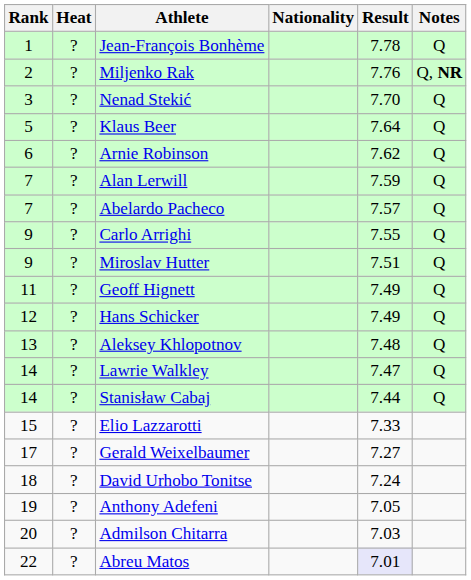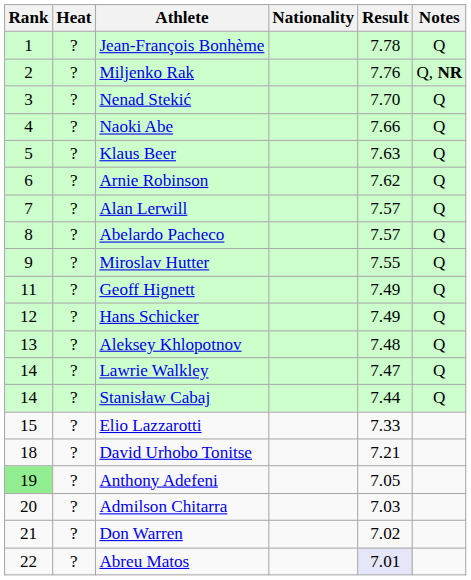+ row: (136, 126)
(385, 126) 7.64 -> (385, 153) 7.63
(385, 180) 7.59 -> (385, 208) 7.57
(28, 208) 7 -> (28, 235) 8
- row: (145, 235)
(385, 262) 7.51 -> (385, 262) 7.55
- row: (174, 452)
(385, 479) 7.24 -> (385, 452) 7.21
(28, 506) no background -> (28, 479) lightgreen background
+ row: (141, 533)
